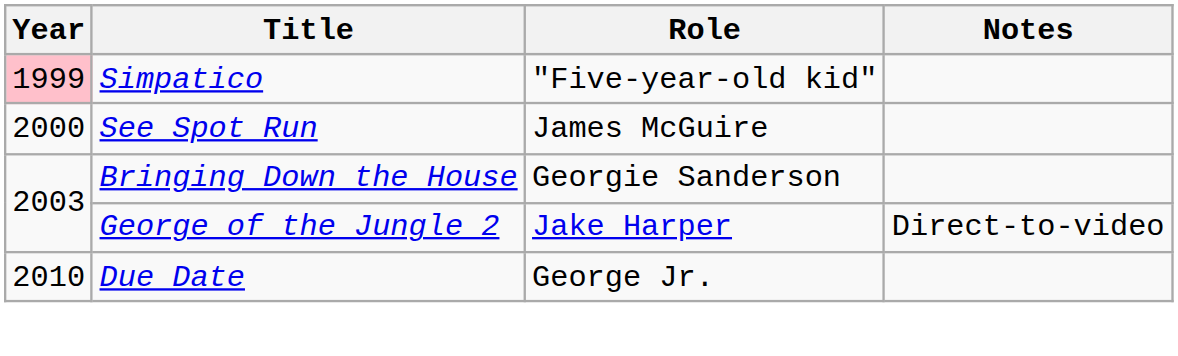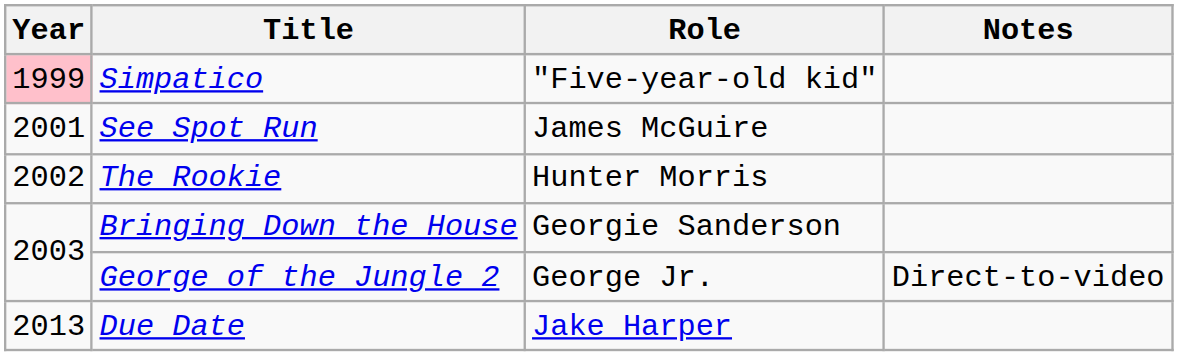(49, 129) 2000 -> (49, 129) 2001
+ row: (190, 178)
(632, 227) Jake Harper -> (623, 277) George Jr.
(49, 277) 2010 -> (49, 326) 2013
(623, 277) George Jr. -> (632, 326) Jake Harper
